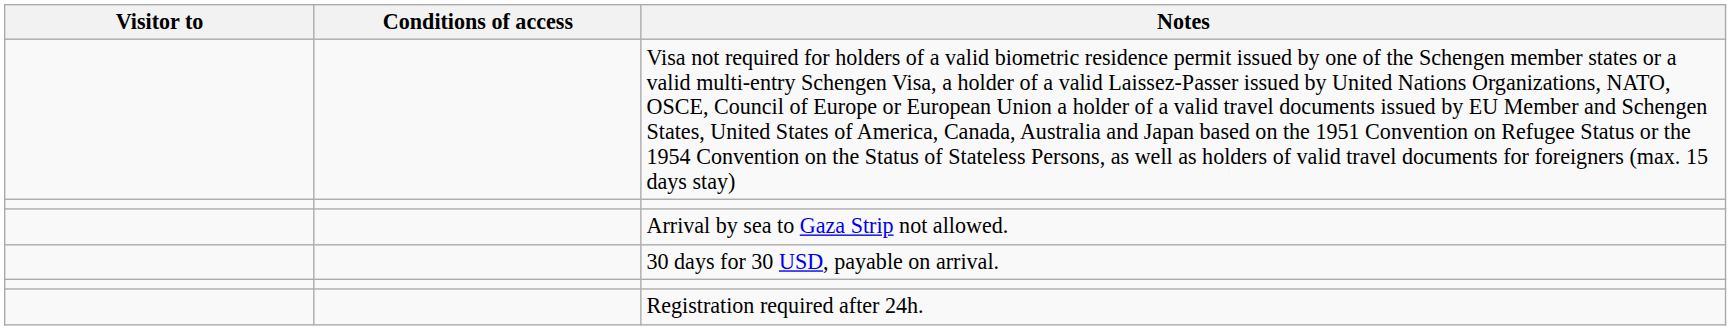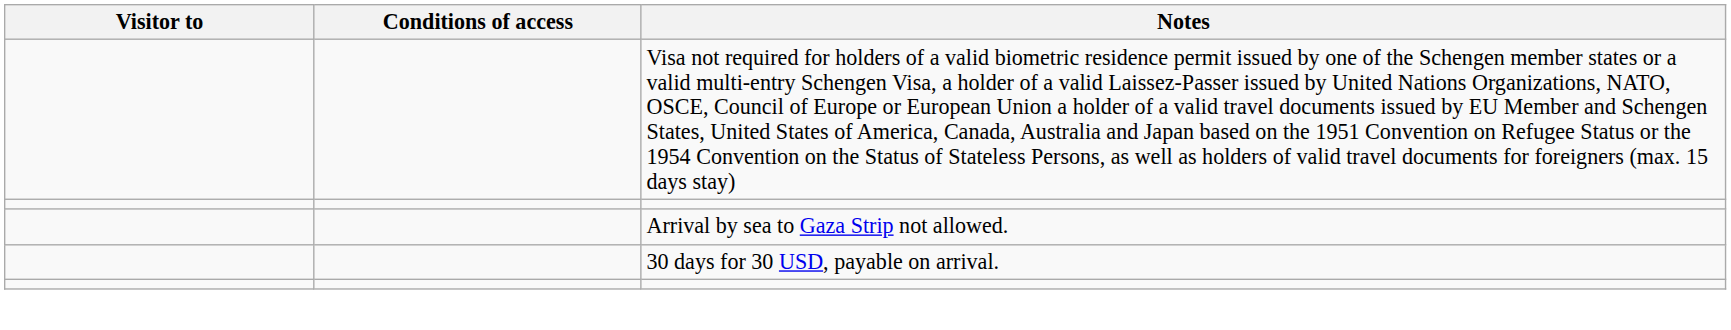- row: (160, 307)
